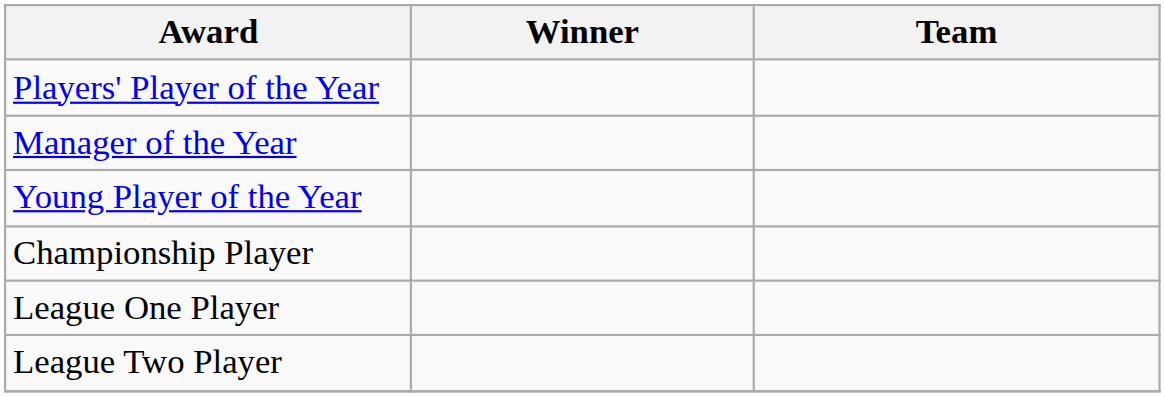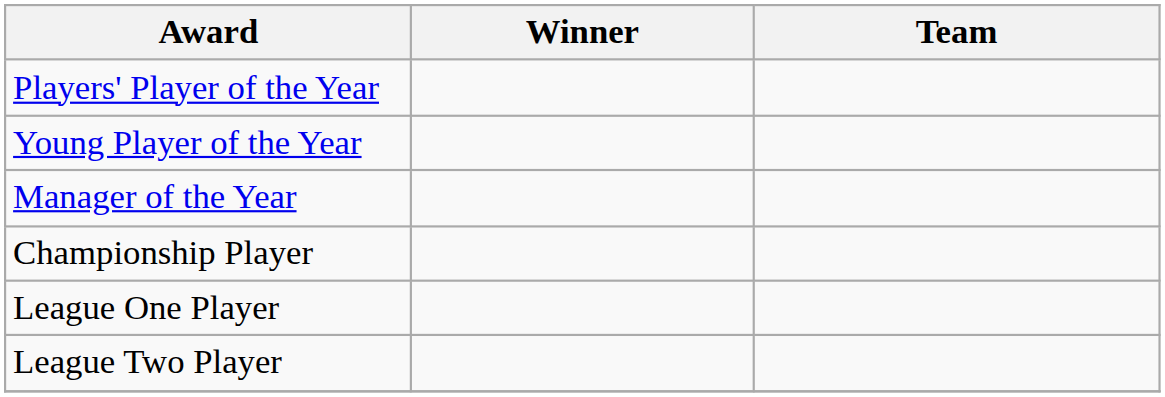rows swapped: (187, 197) <-> (155, 142)
